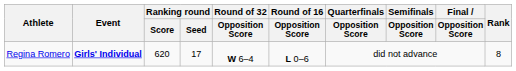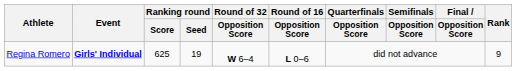(162, 54) 620 -> (162, 54) 625
(196, 54) 17 -> (196, 54) 19
(498, 54) 8 -> (498, 54) 9
